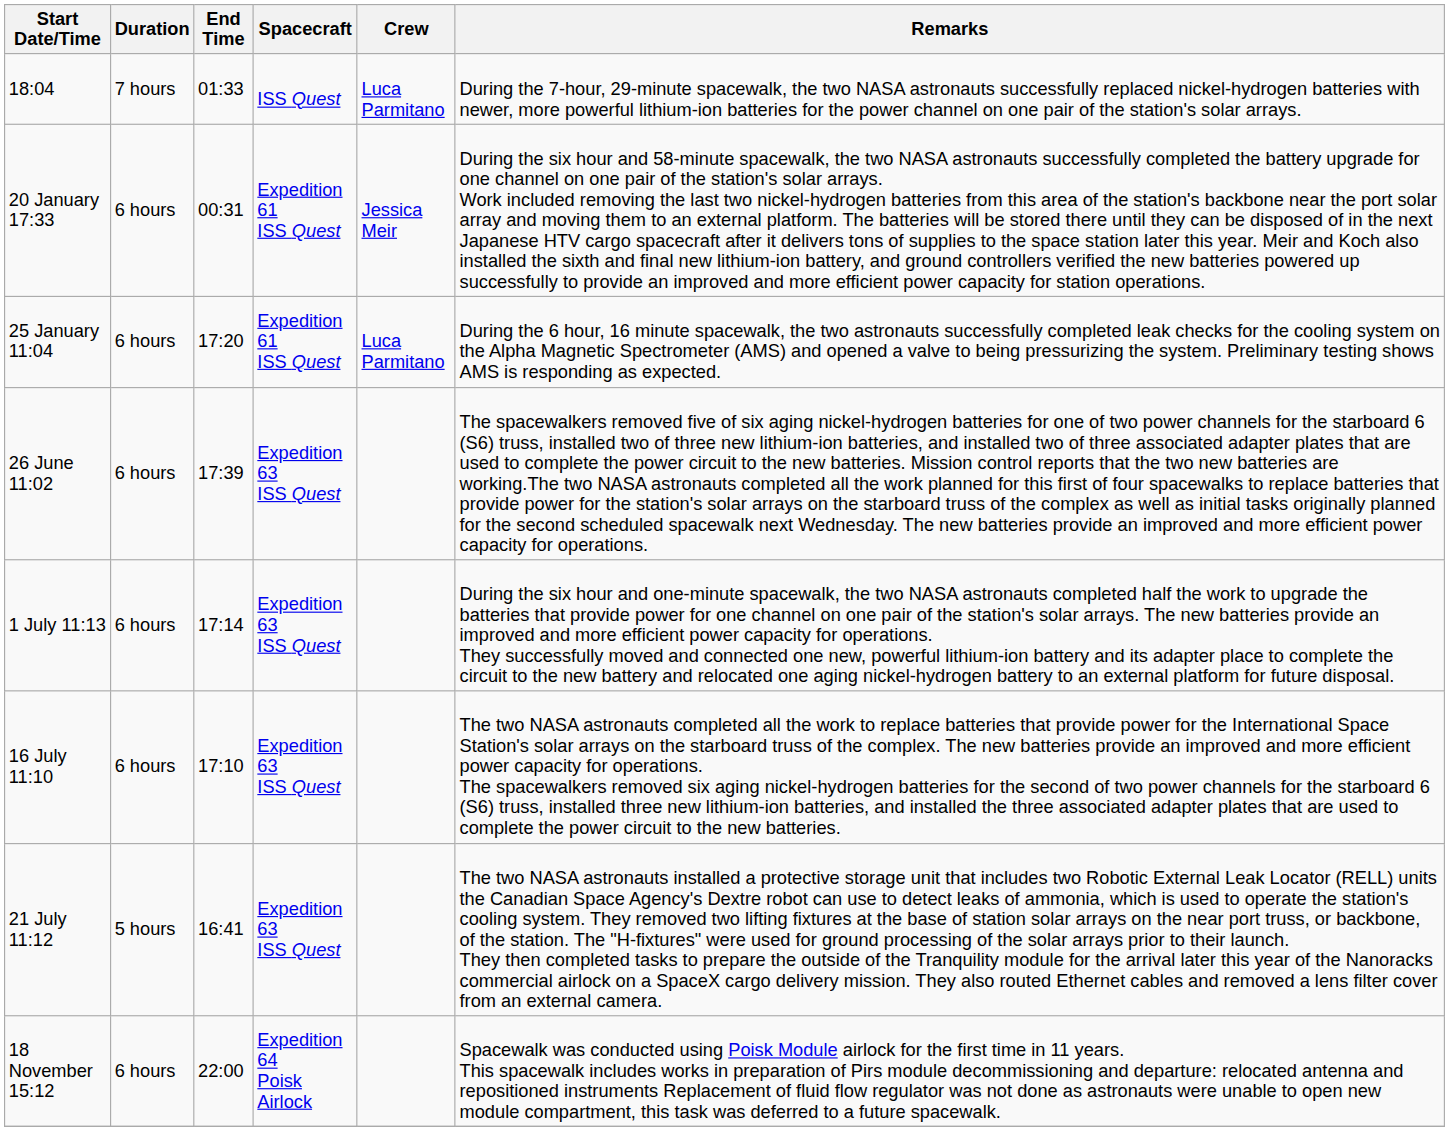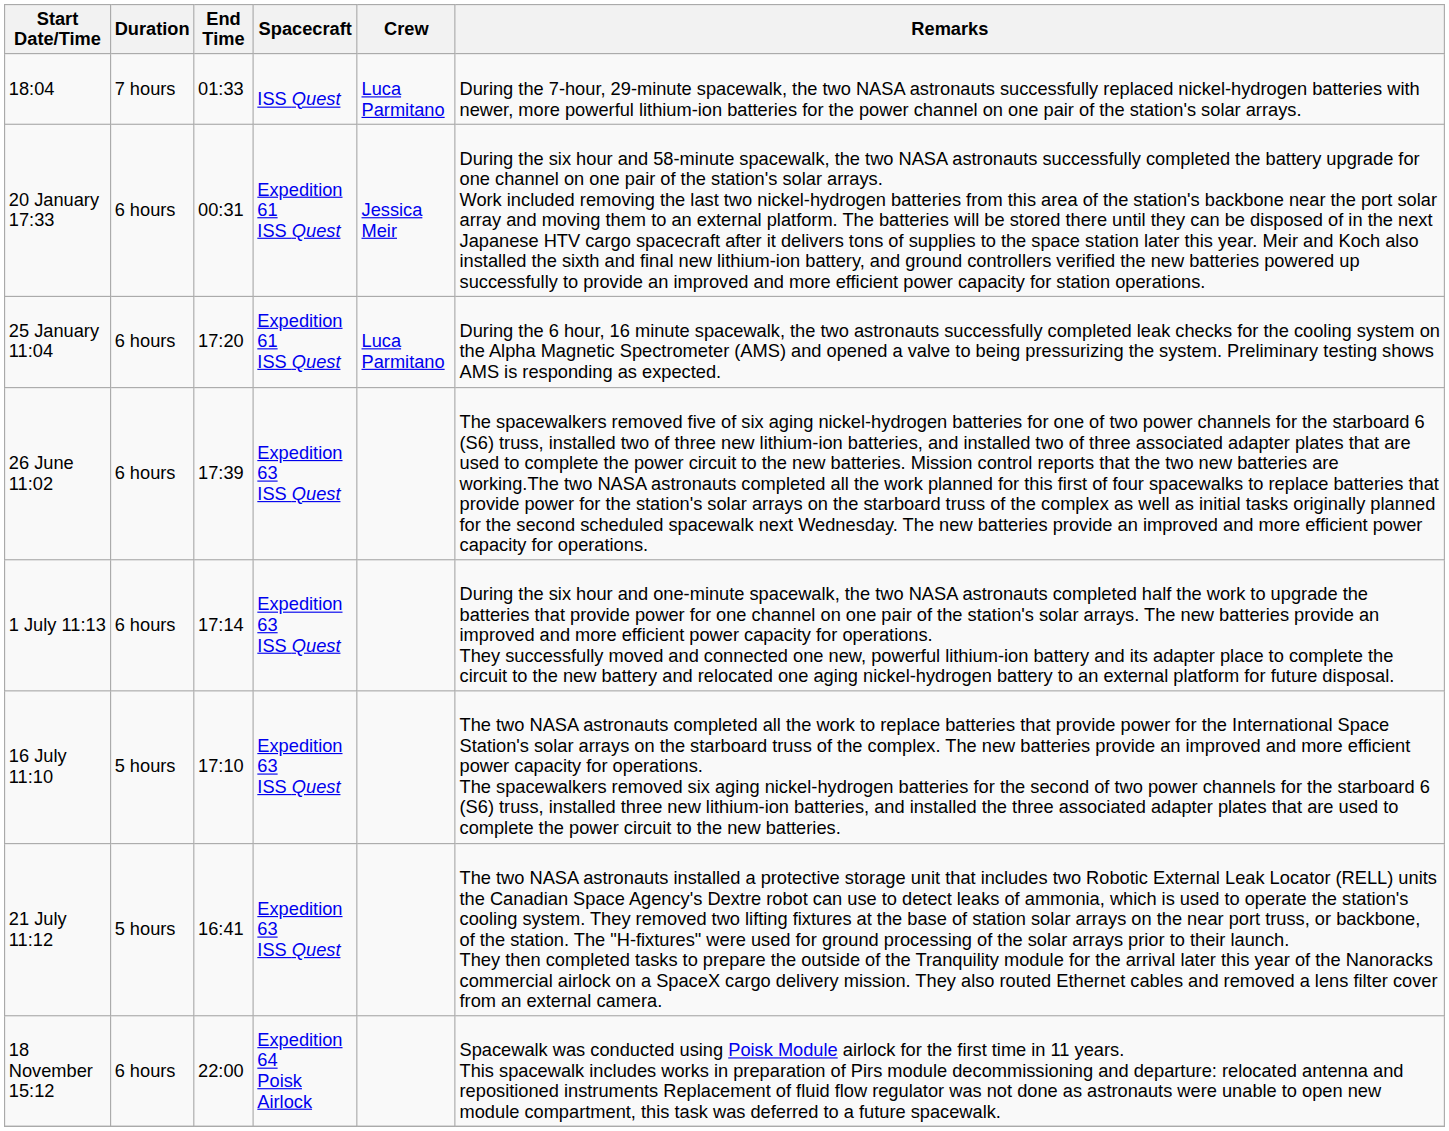(145, 767) 6 hours -> (145, 767) 5 hours
